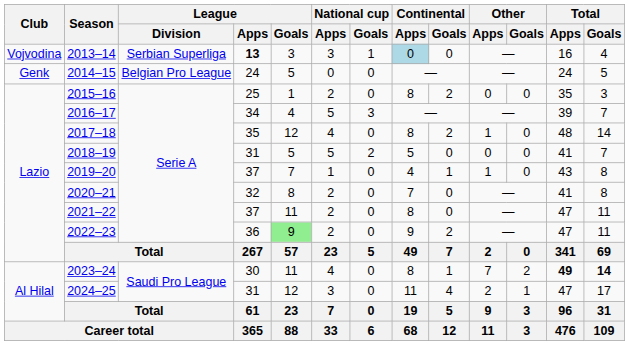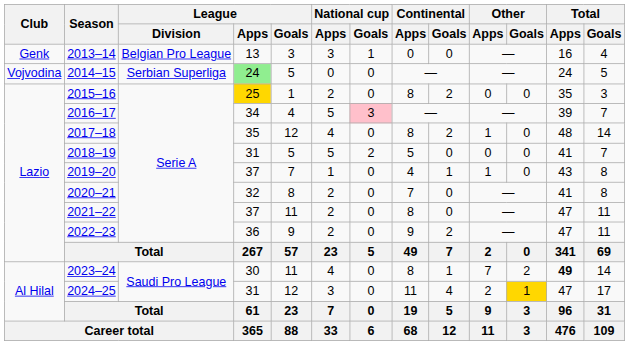(34, 53) Vojvodina -> (34, 53) Genk
(176, 53) Serbian Superliga -> (176, 53) Belgian Pro League
(252, 53) bold -> (252, 53) normal
(411, 53) lightblue background -> (411, 53) no background
(34, 73) Genk -> (34, 73) Vojvodina
(176, 73) Belgian Pro League -> (176, 73) Serbian Superliga
(252, 73) no background -> (252, 73) lightgreen background
(252, 93) no background -> (252, 93) gold background
(371, 113) no background -> (371, 113) pink background
(291, 232) lightgreen background -> (291, 232) no background
(604, 271) bold -> (604, 271) normal
(527, 291) no background -> (527, 291) gold background
